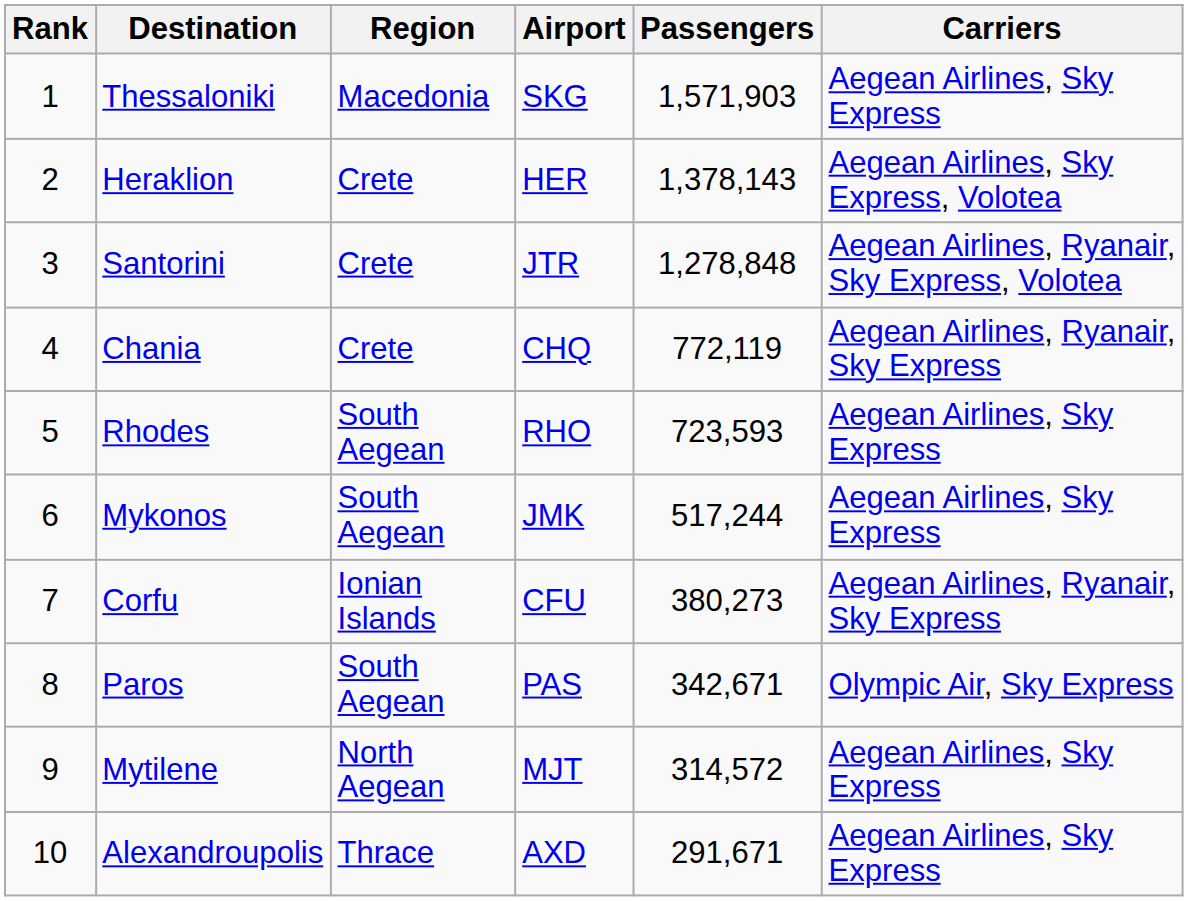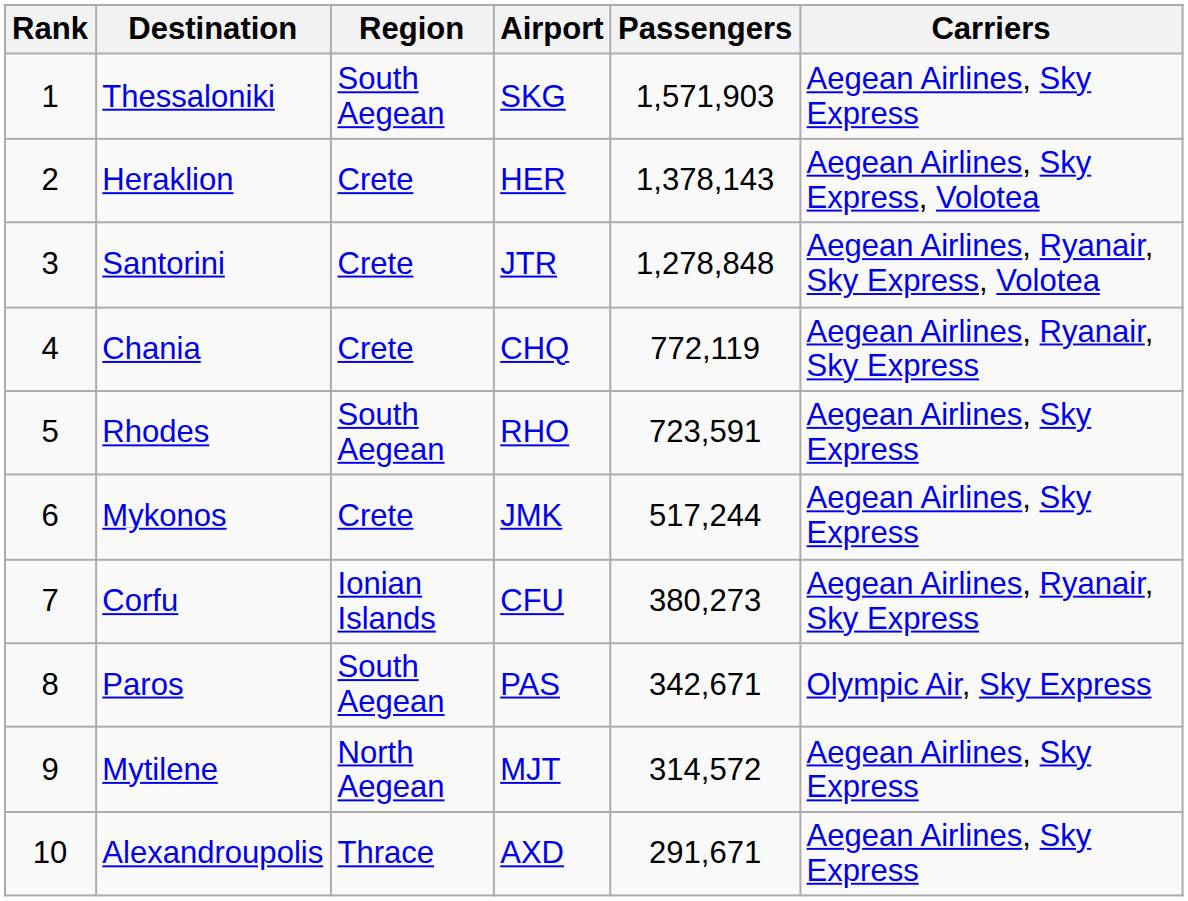(413, 95) Macedonia -> (391, 95) South Aegean
(727, 432) 723,593 -> (705, 432) 723,591
(391, 516) South Aegean -> (375, 516) Crete
